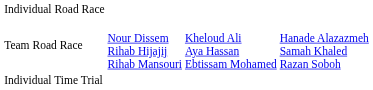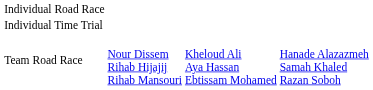rows swapped: (43, 45) <-> (53, 80)
